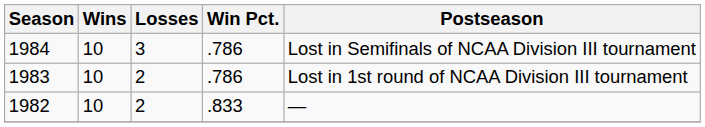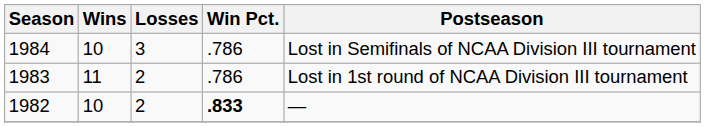(93, 77) 10 -> (92, 77) 11
(225, 106) normal -> (225, 106) bold
